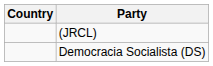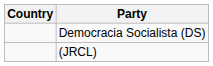rows swapped: (132, 52) <-> (78, 33)
